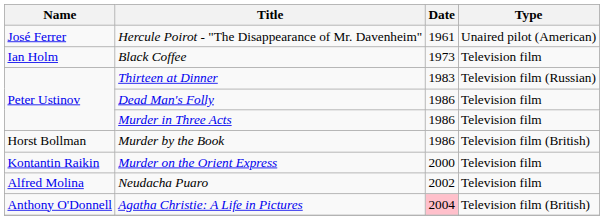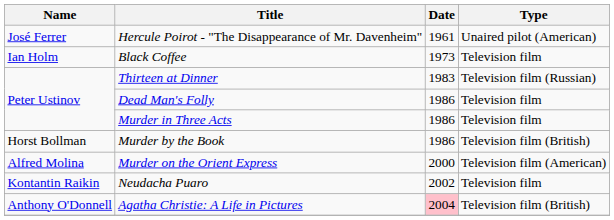(53, 162) Kontantin Raikin -> (46, 162) Alfred Molina
(501, 162) Television film -> (534, 162) Television film (American)
(46, 183) Alfred Molina -> (53, 183) Kontantin Raikin
